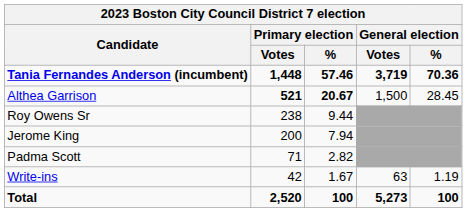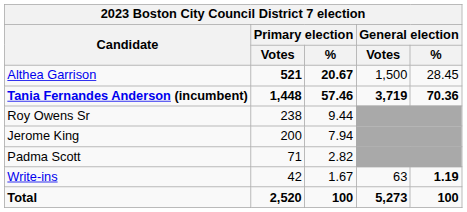rows swapped: (128, 75) <-> (52, 95)
(446, 177) normal -> (446, 177) bold
